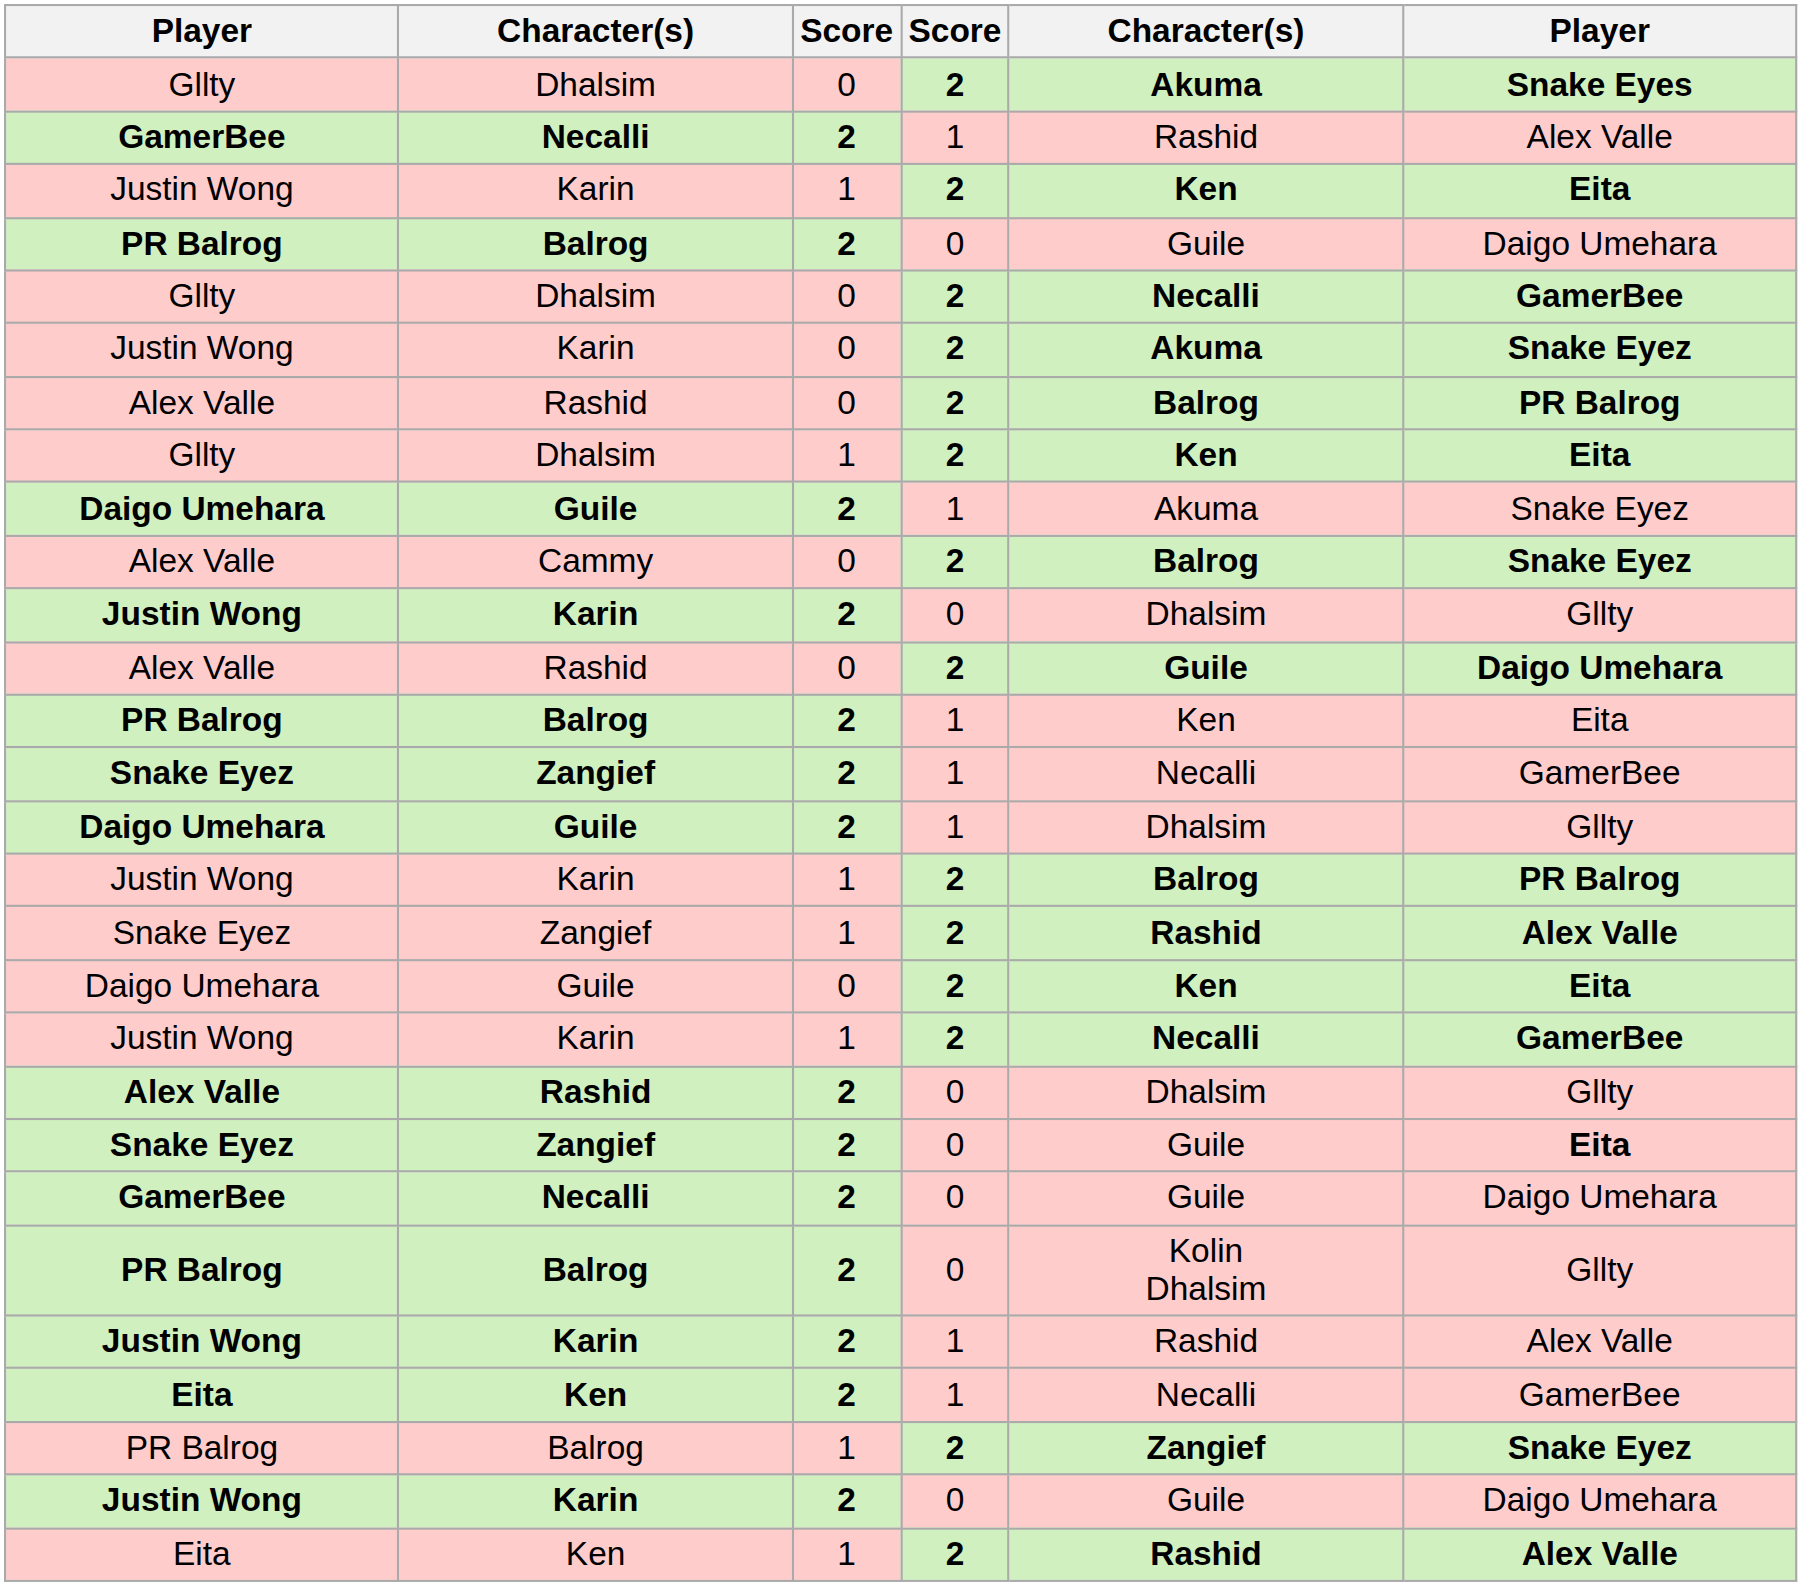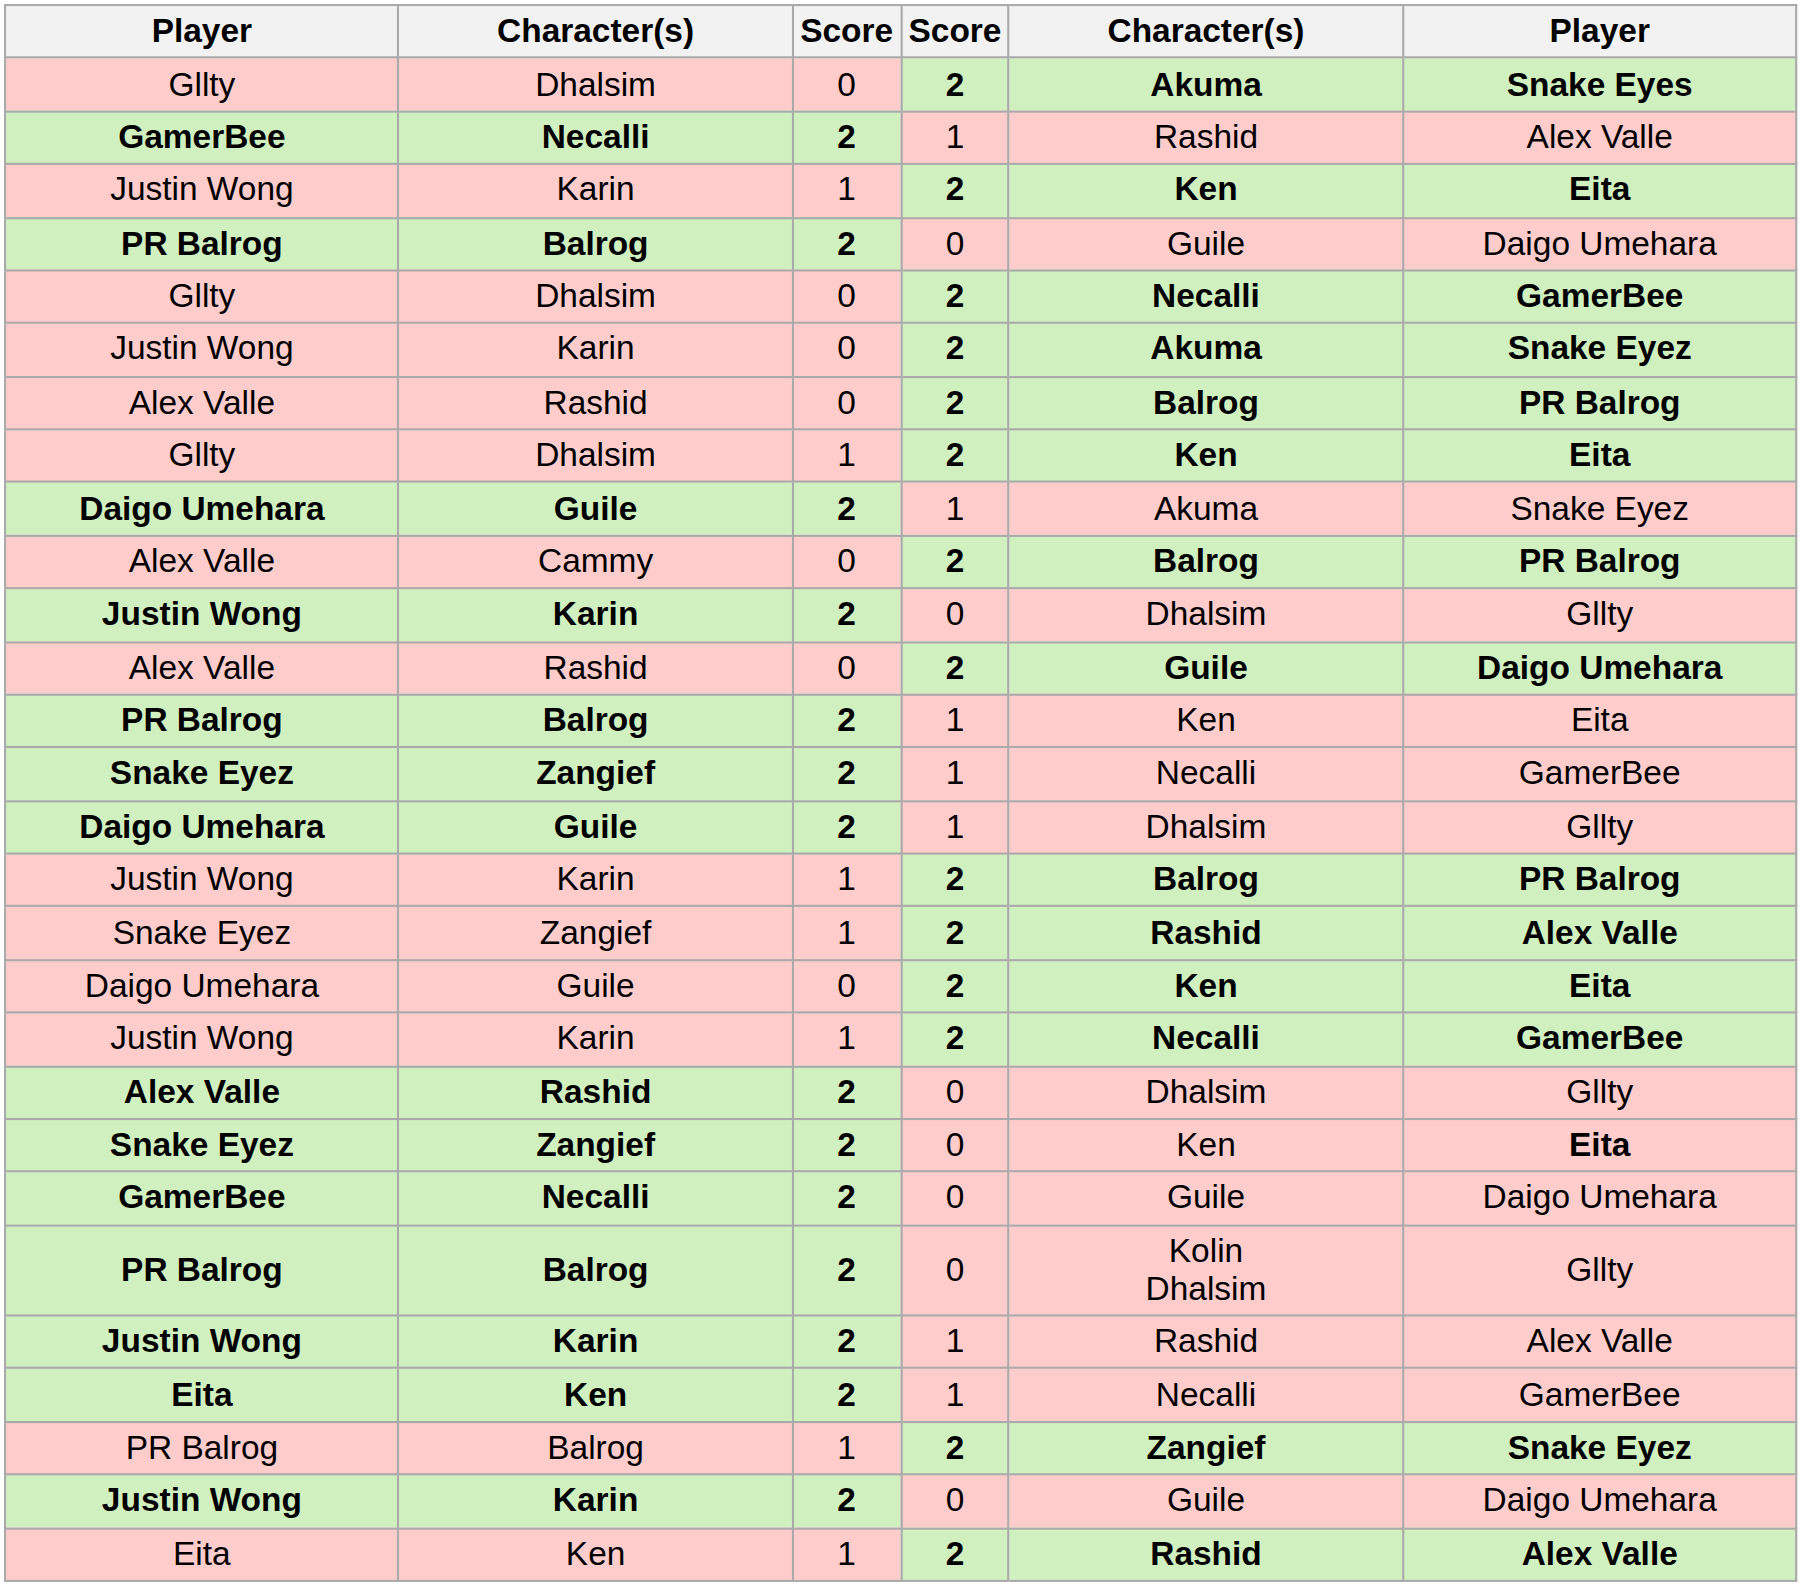(1600, 561) Snake Eyez -> (1600, 561) PR Balrog
(1206, 1144) Guile -> (1206, 1144) Ken
